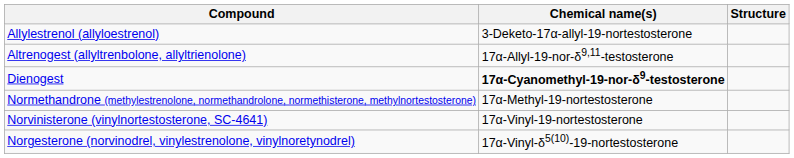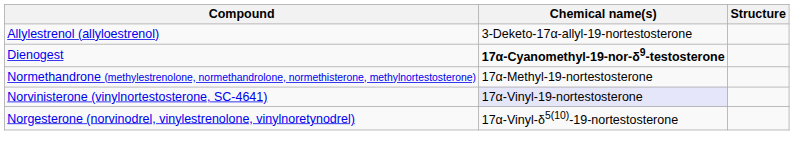- row: (127, 55)
(562, 120) no background -> (562, 96) lavender background
